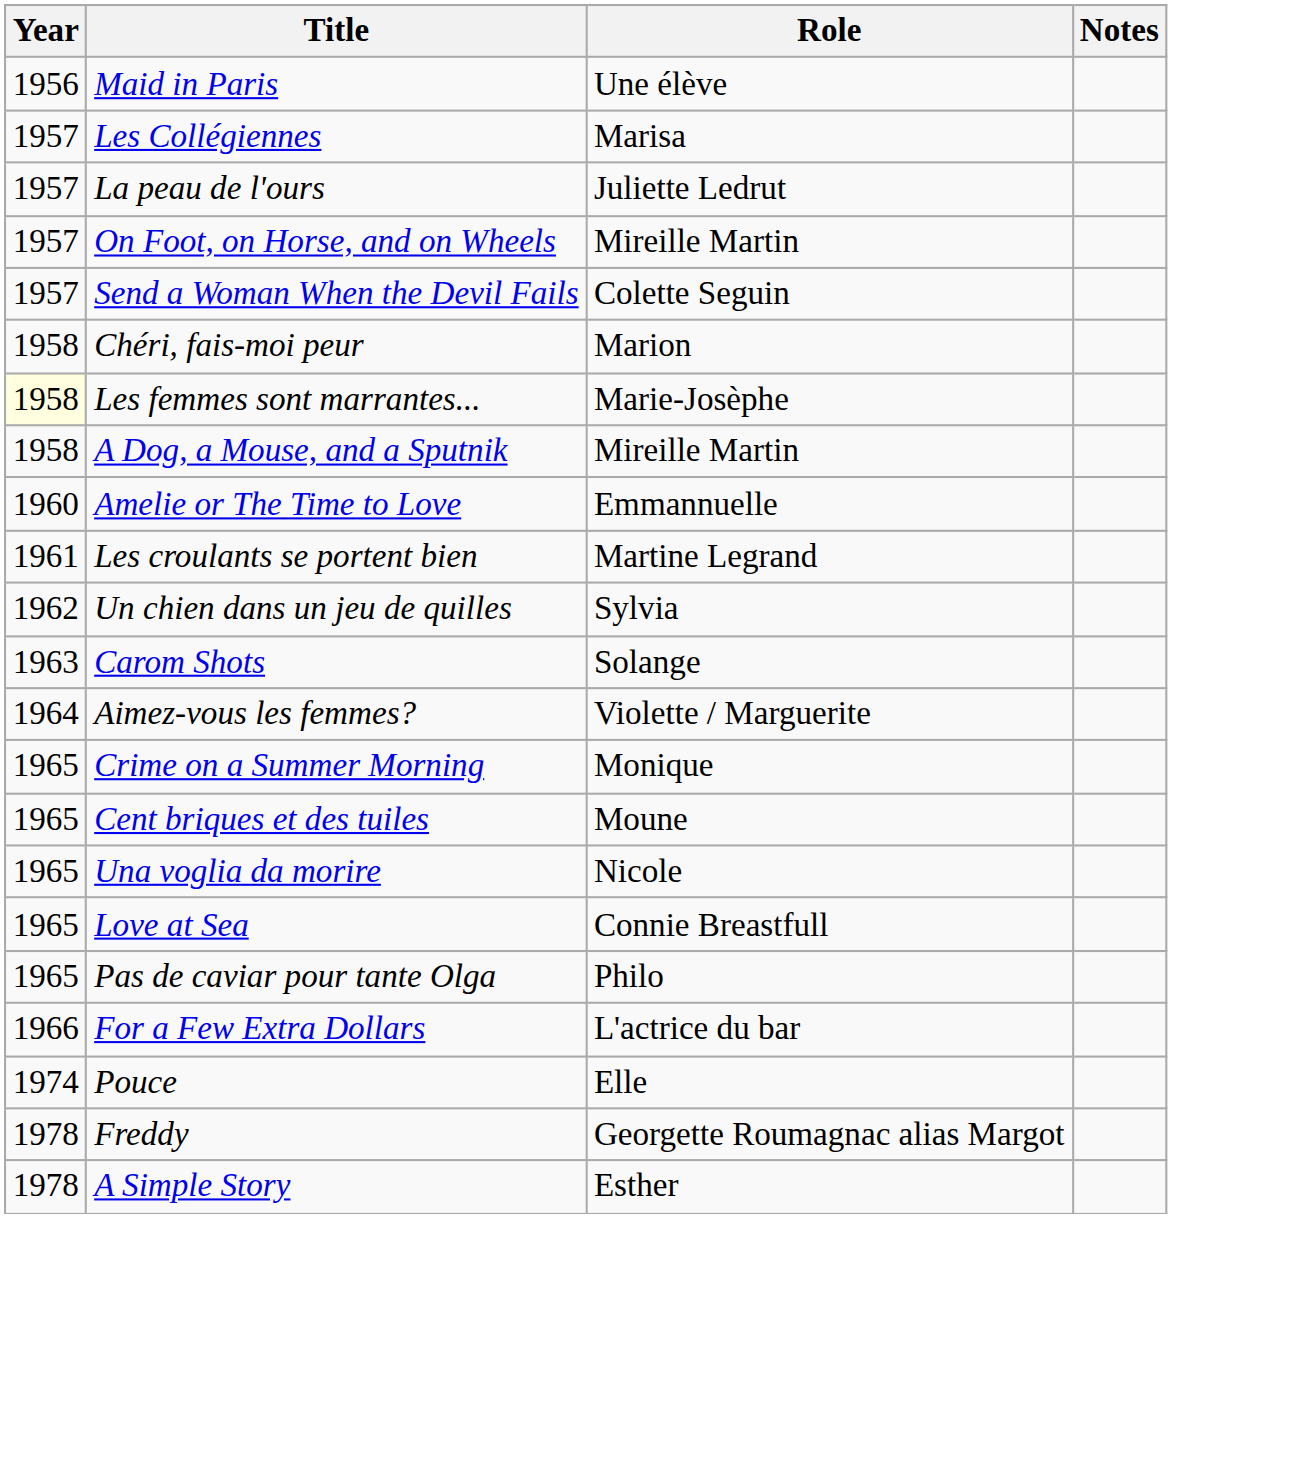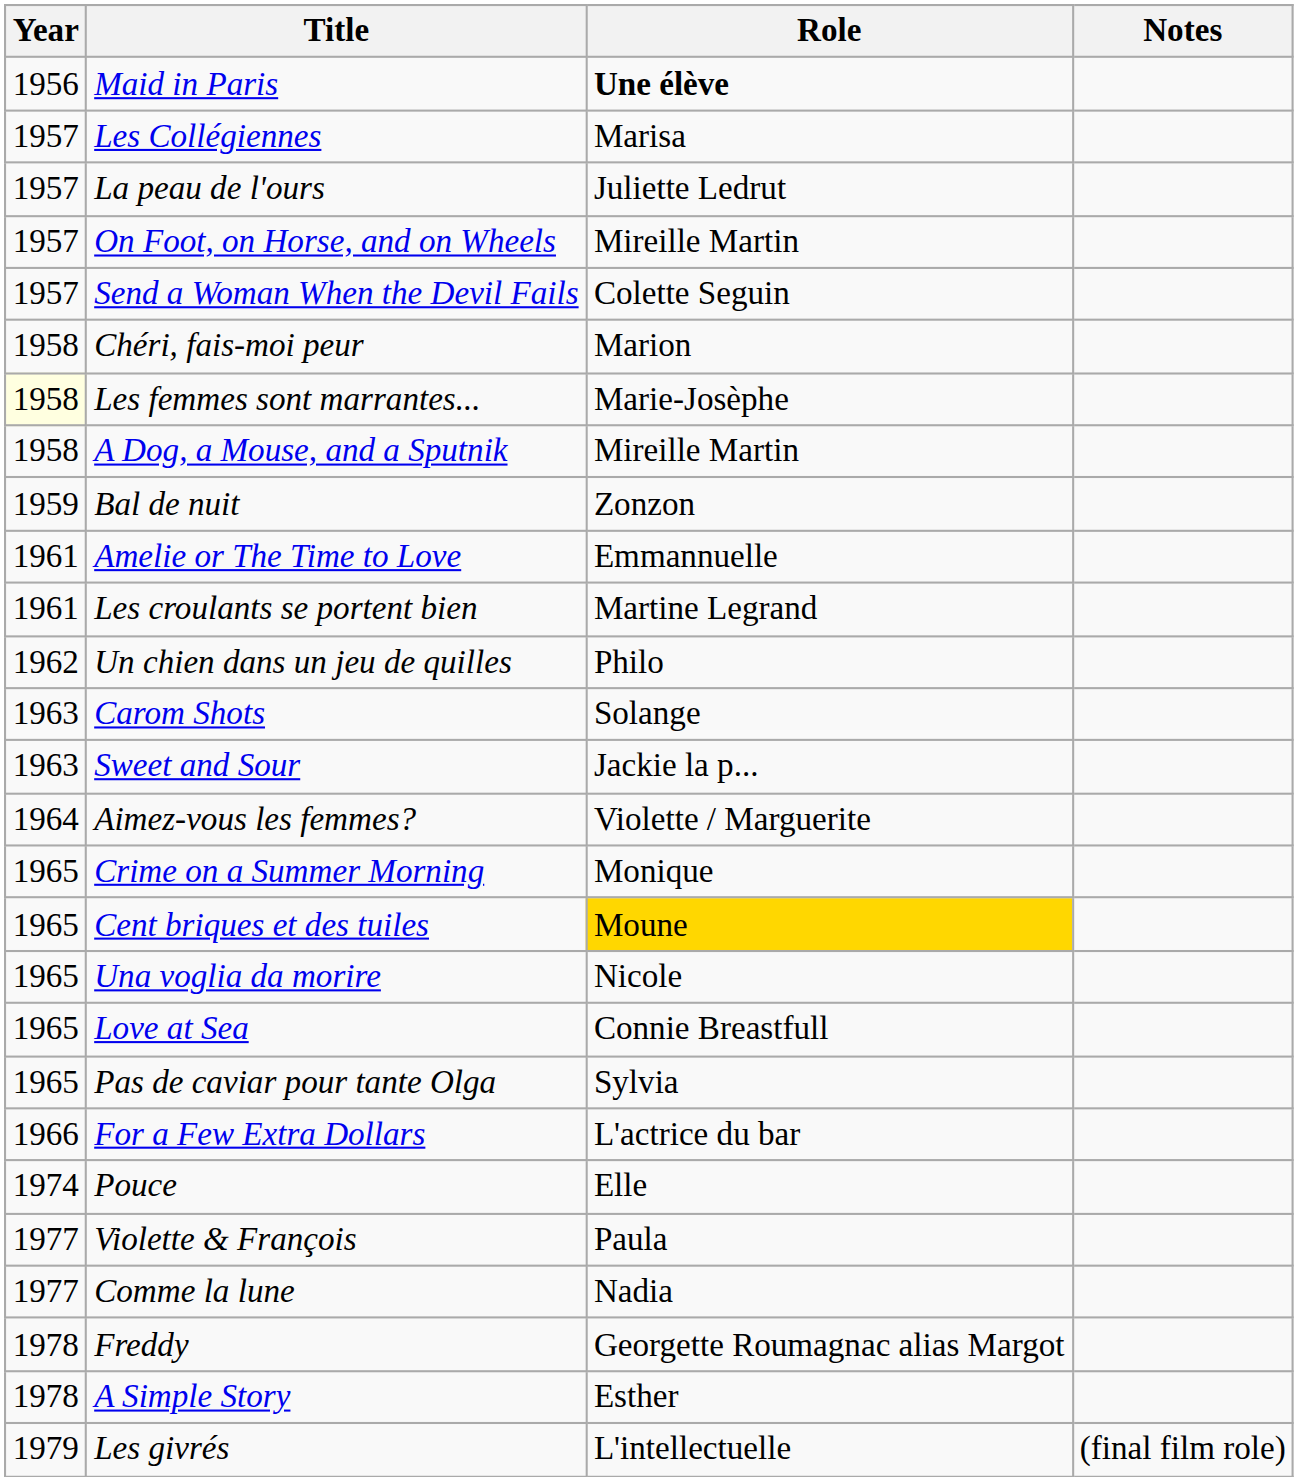(661, 83) normal -> (661, 83) bold
+ row: (167, 503)
(46, 503) 1960 -> (46, 556) 1961
(636, 608) Sylvia -> (629, 661) Philo
+ row: (197, 766)
(641, 818) no background -> (641, 923) gold background
(629, 976) Philo -> (636, 1081) Sylvia
+ row: (225, 1238)
+ row: (194, 1291)
+ row: (162, 1448)
